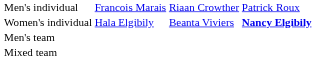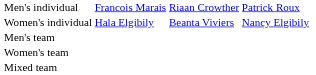(277, 22) bold -> (275, 22) normal
+ row: (36, 52)
